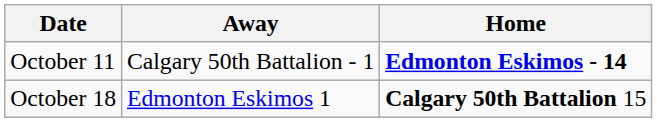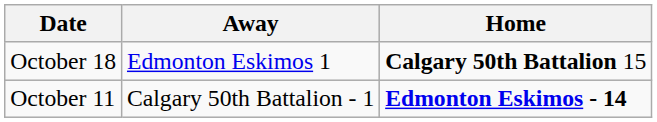rows swapped: (63, 60) <-> (63, 98)
